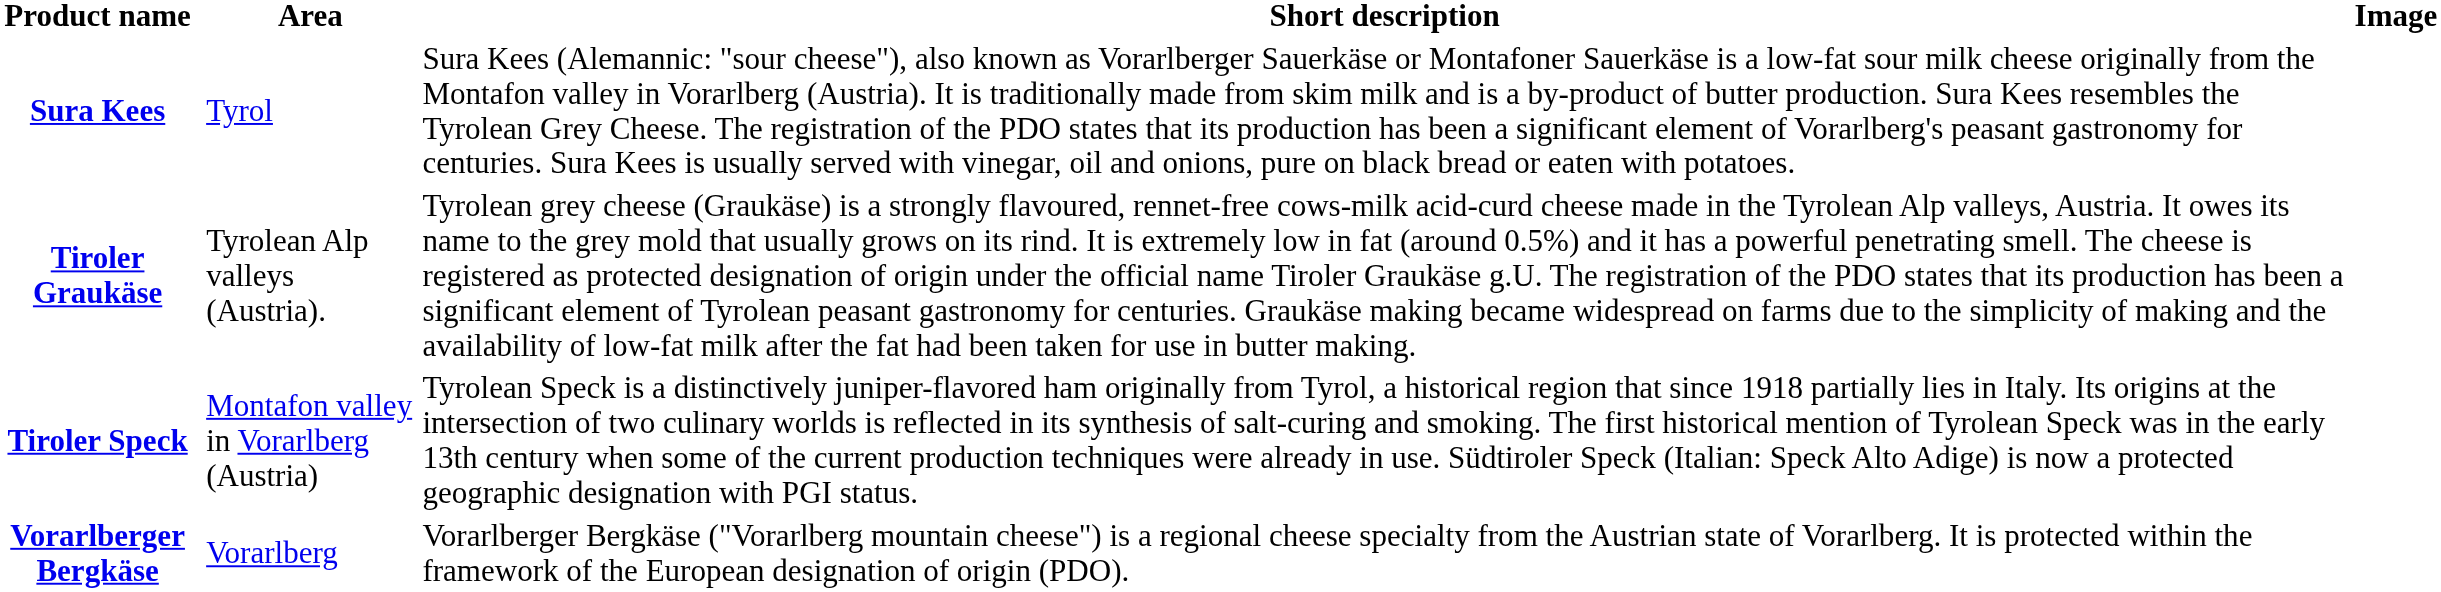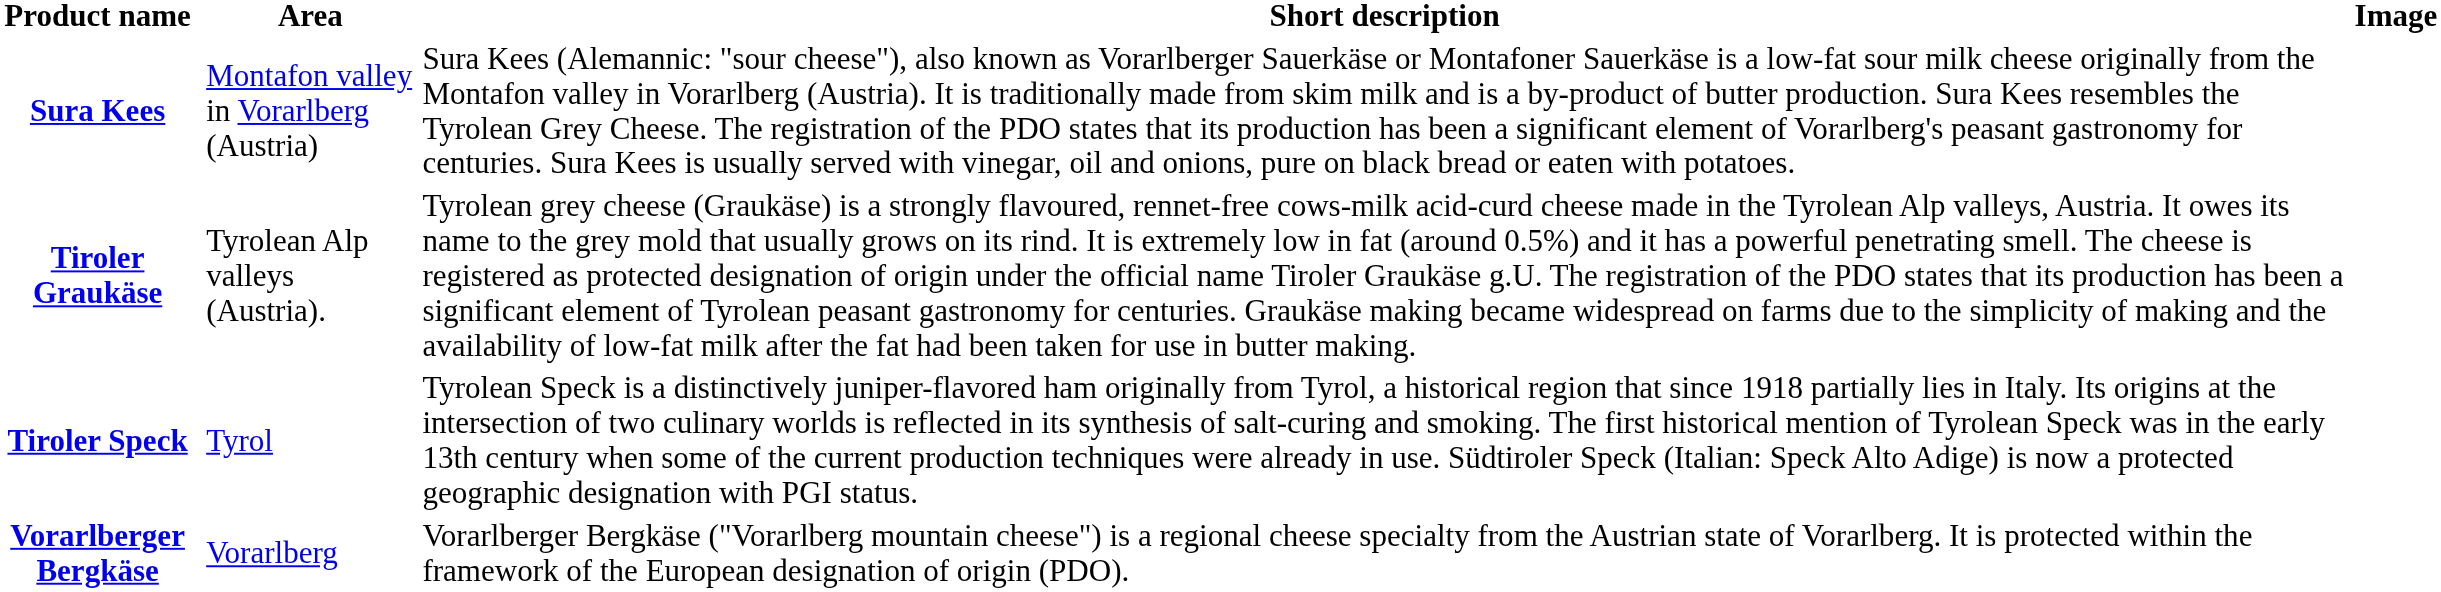(240, 110) Tyrol -> (309, 110) Montafon valley in Vorarlberg (Austria)
(309, 440) Montafon valley in Vorarlberg (Austria) -> (240, 440) Tyrol
